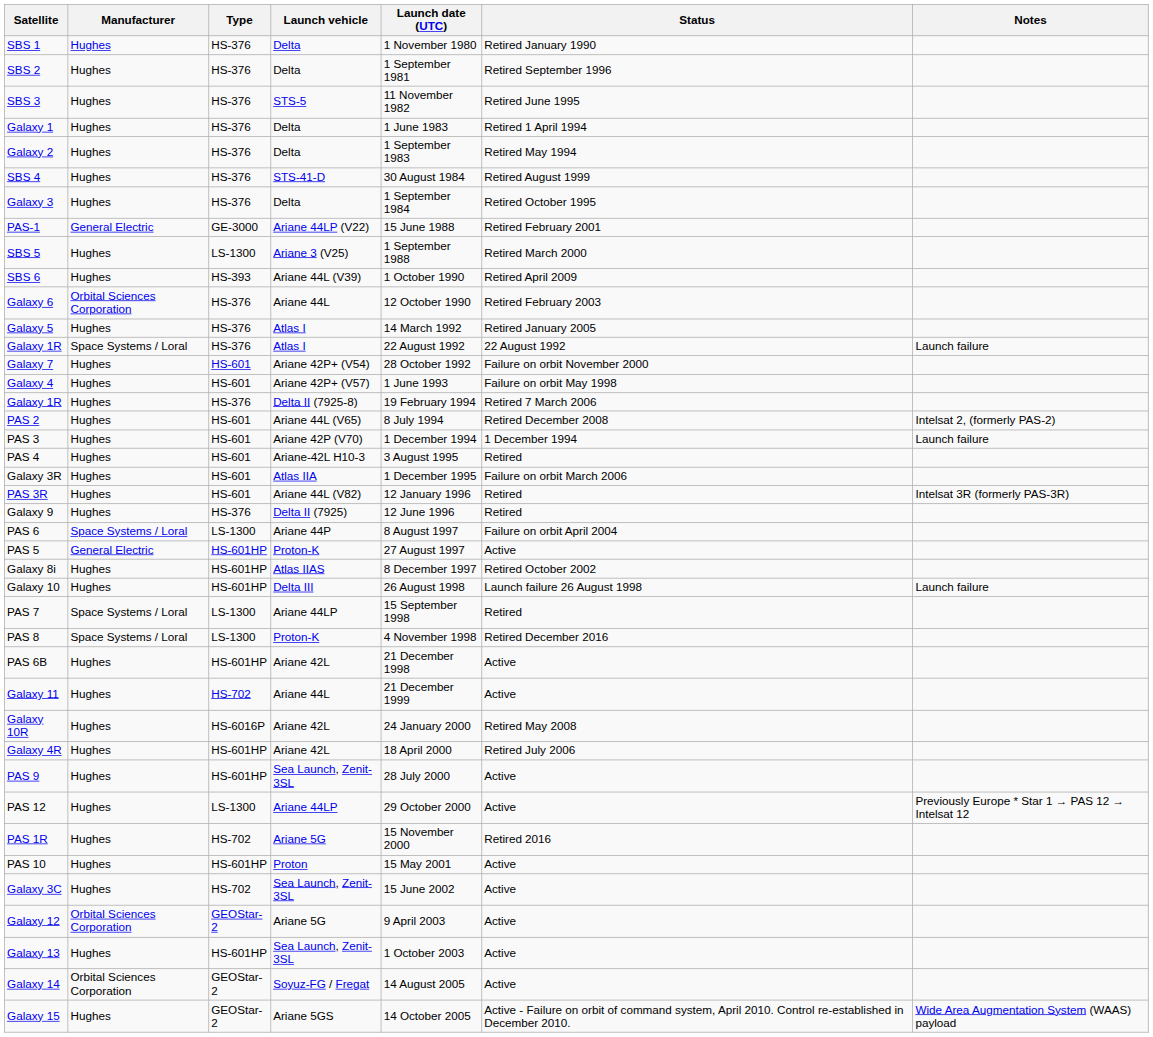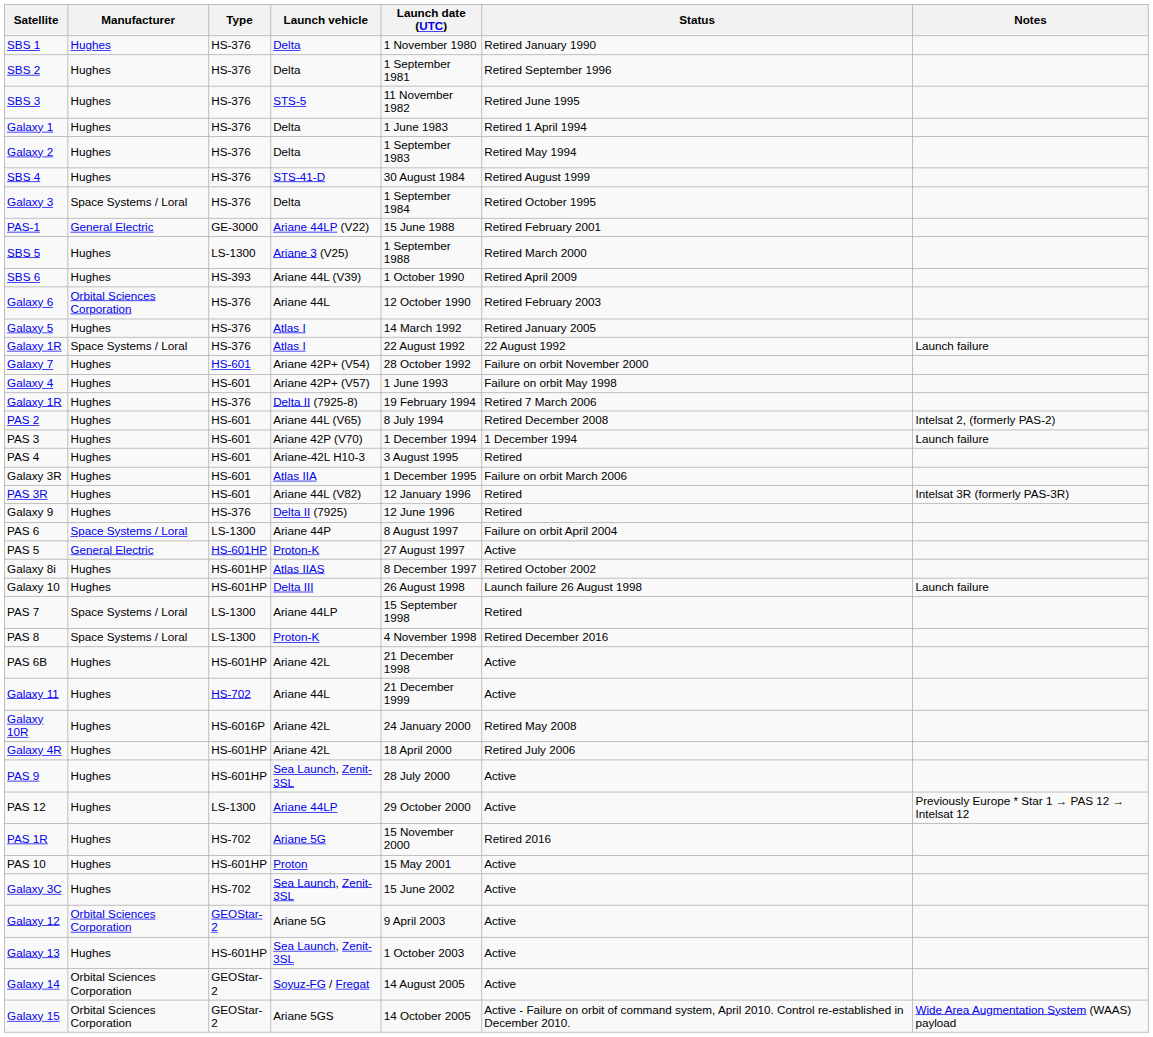(91, 202) Hughes -> (129, 202) Space Systems / Loral
(91, 1016) Hughes -> (113, 1016) Orbital Sciences Corporation
